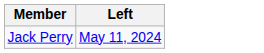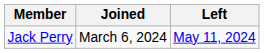+ column: (123, 15)
